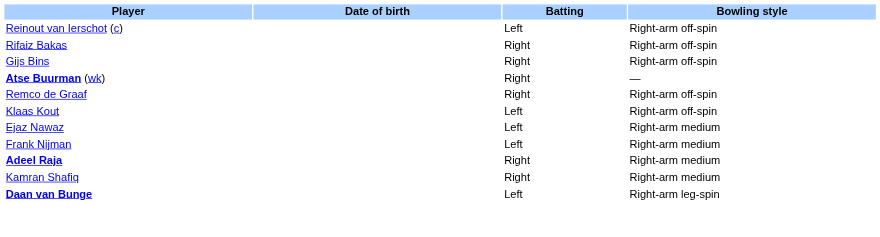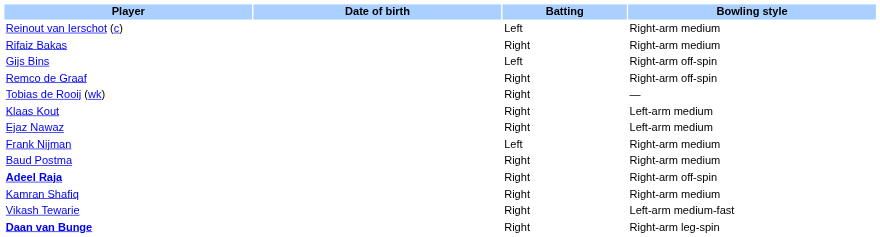(673, 28) Right-arm off-spin -> (675, 28) Right-arm medium
(673, 45) Right-arm off-spin -> (675, 45) Right-arm medium
(517, 61) Right -> (513, 61) Left
- row: (55, 78)
+ row: (55, 94)
(513, 111) Left -> (517, 111) Right
(673, 111) Right-arm off-spin -> (671, 111) Left-arm medium
(513, 128) Left -> (517, 128) Right
(675, 128) Right-arm medium -> (671, 128) Left-arm medium
+ row: (39, 161)
(675, 161) Right-arm medium -> (673, 177) Right-arm off-spin
+ row: (43, 210)
(513, 194) Left -> (517, 227) Right
